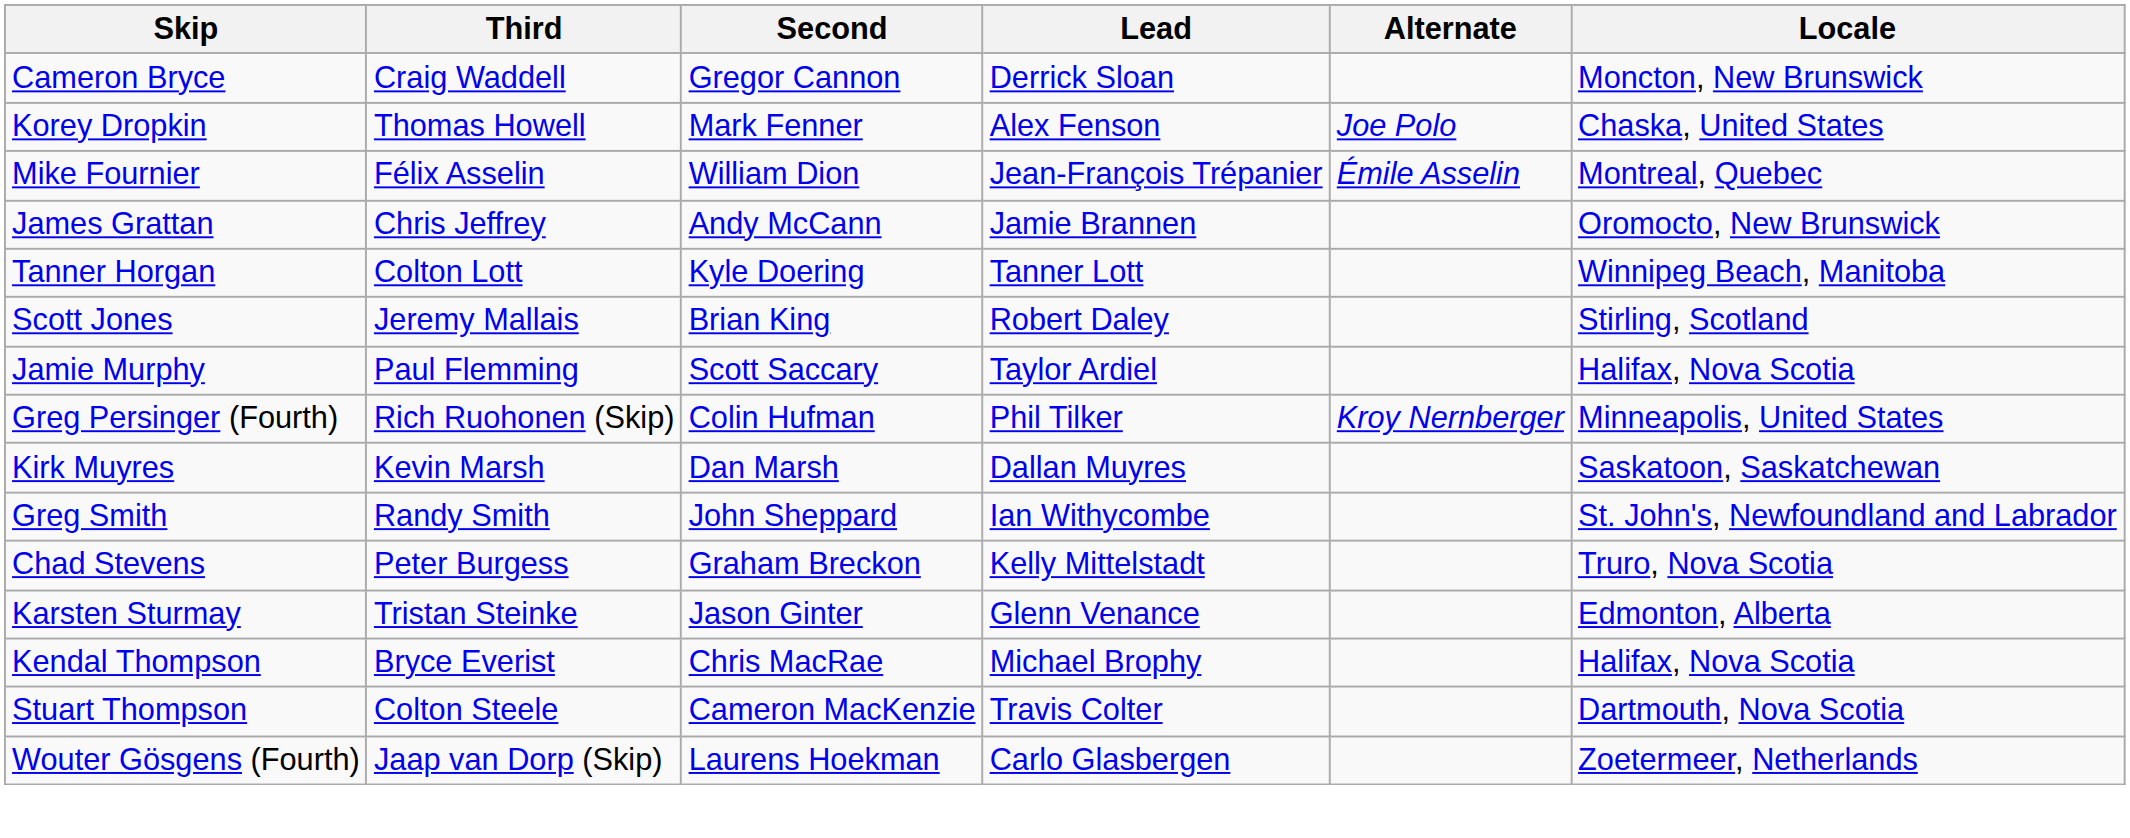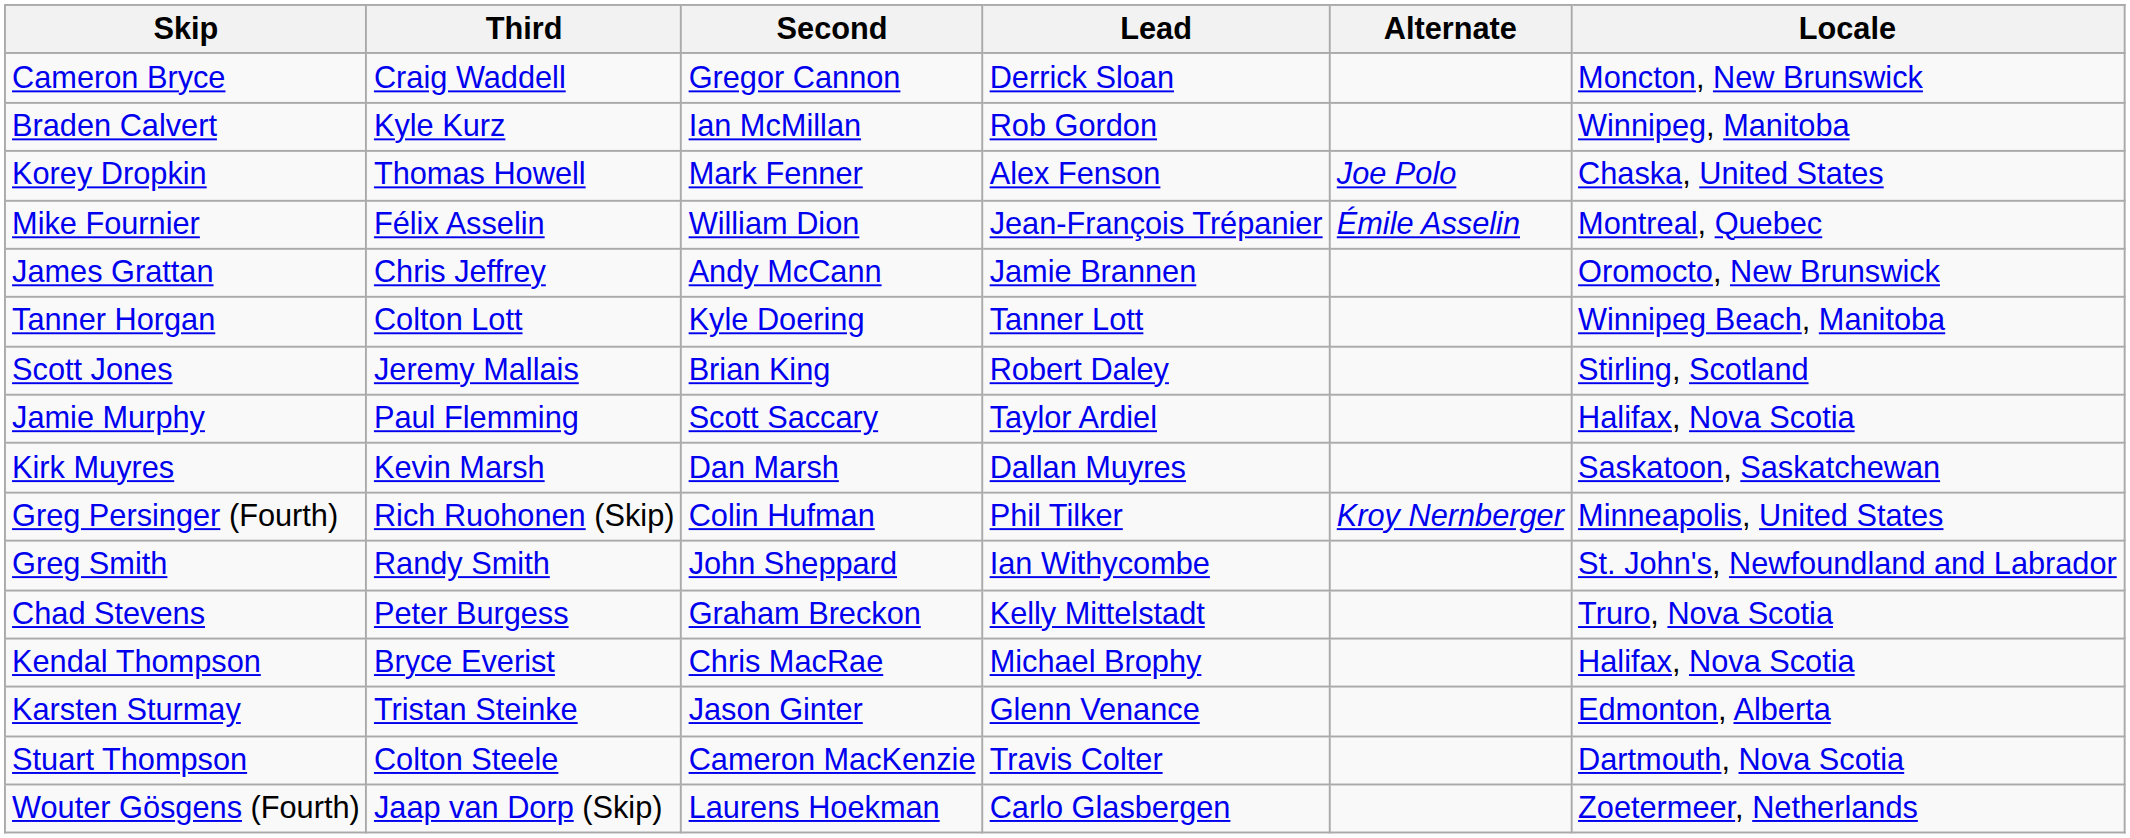+ row: (114, 126)
rows swapped: (93, 467) <-> (175, 418)
rows swapped: (126, 613) <-> (136, 662)
